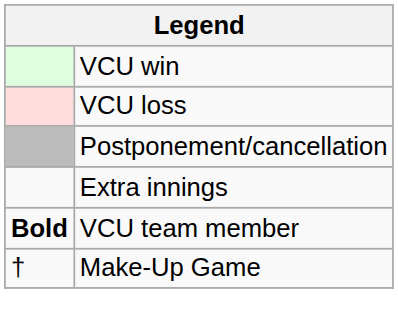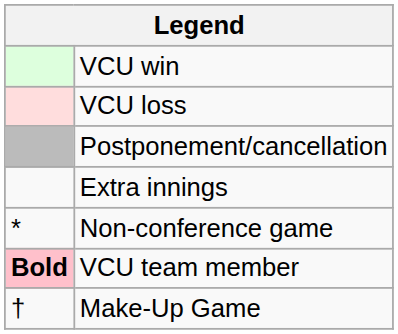+ row: (207, 228)
(39, 228) no background -> (39, 268) pink background
